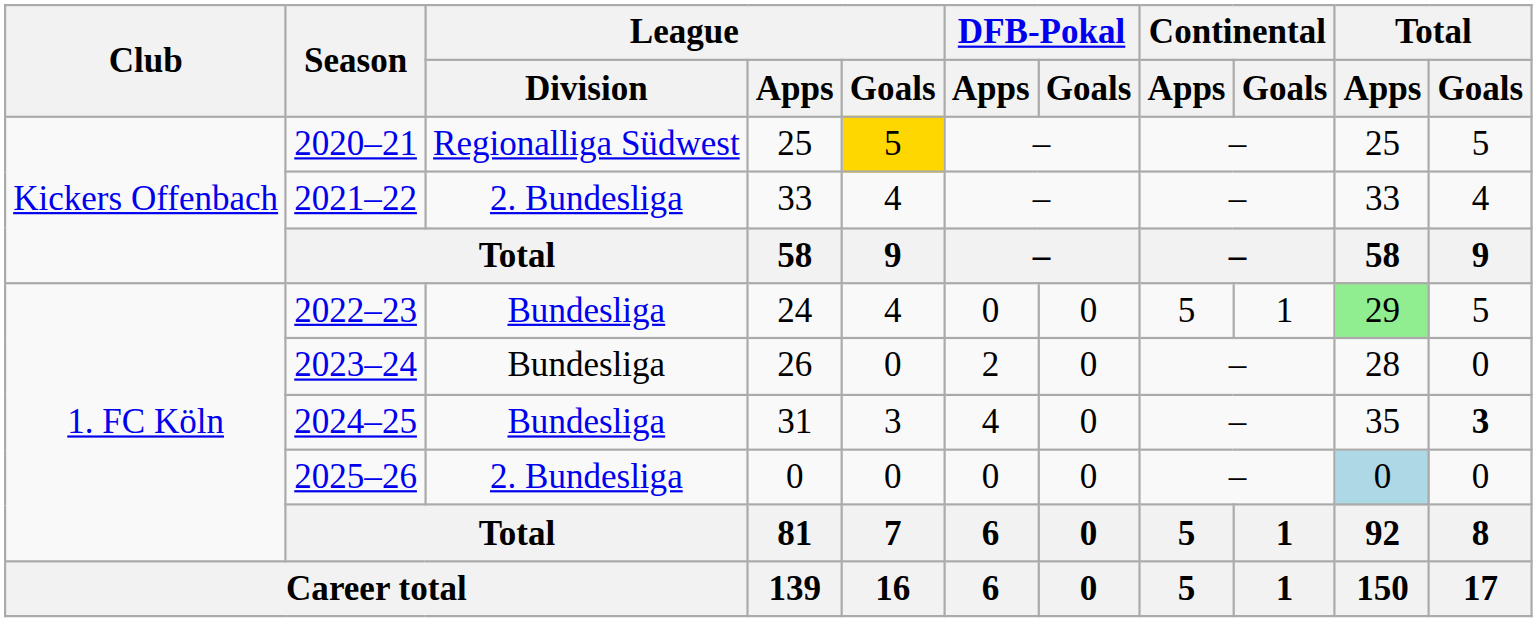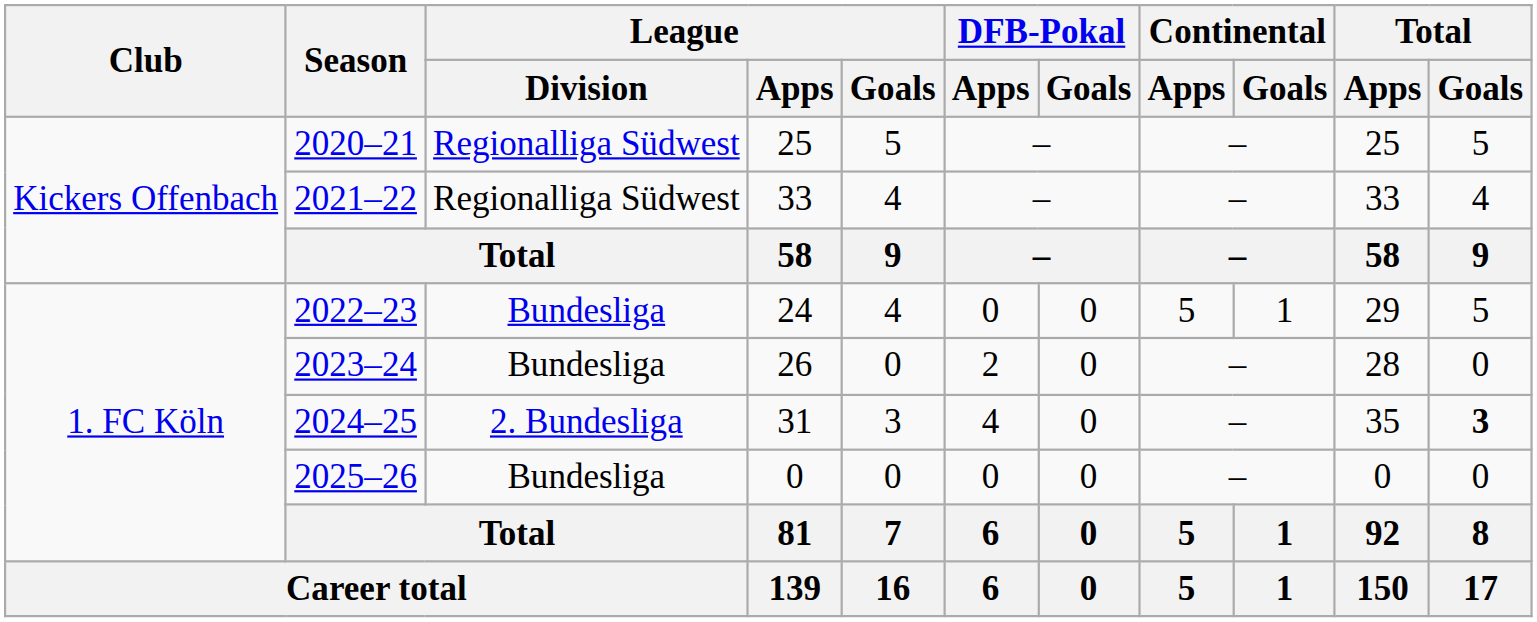(893, 143) gold background -> (893, 143) no background
(586, 198) 2. Bundesliga -> (586, 198) Regionalliga Südwest
(1382, 310) lightgreen background -> (1382, 310) no background
(586, 421) Bundesliga -> (586, 421) 2. Bundesliga
(586, 476) 2. Bundesliga -> (586, 476) Bundesliga
(1382, 476) lightblue background -> (1382, 476) no background
